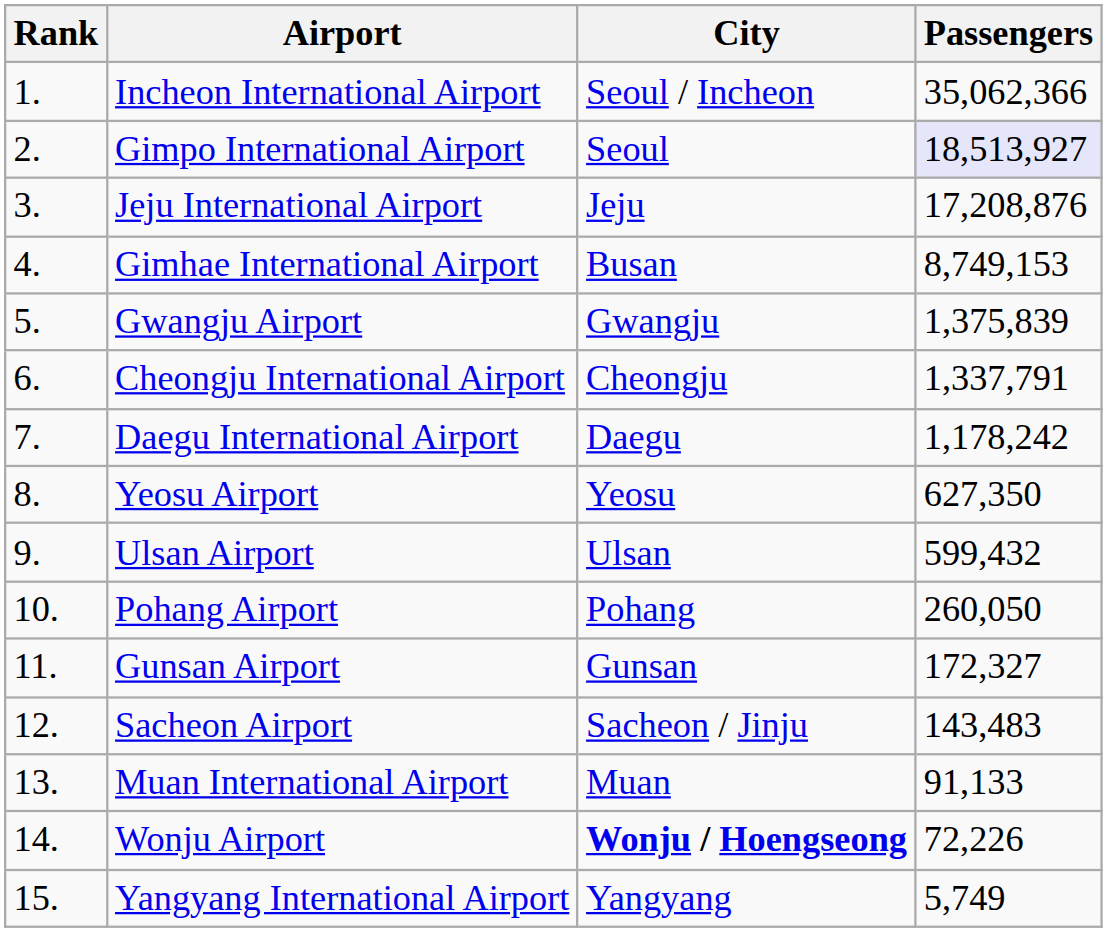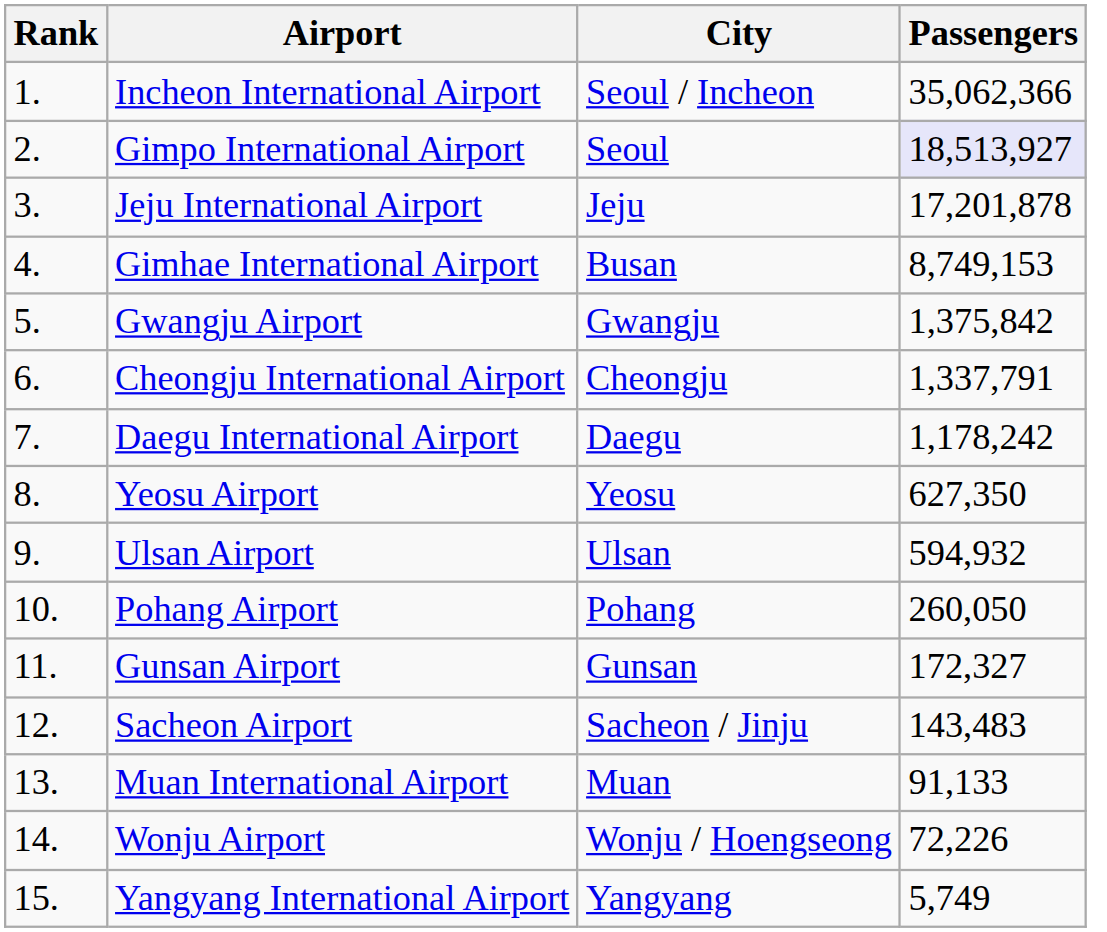(1005, 206) 17,208,876 -> (990, 206) 17,201,878
(996, 321) 1,375,839 -> (981, 321) 1,375,842
(983, 551) 599,432 -> (968, 551) 594,932
(747, 839) bold -> (739, 839) normal
